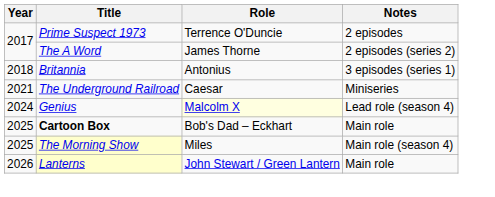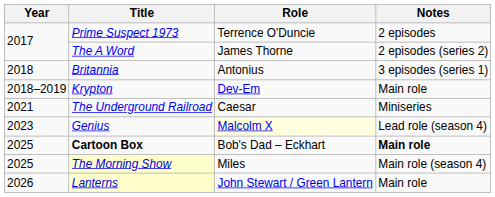+ row: (92, 88)
(20, 107) 2024 -> (20, 126) 2023
(370, 126) normal -> (404, 145) bold
